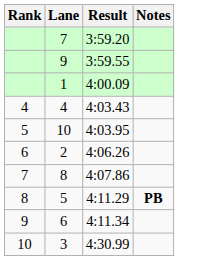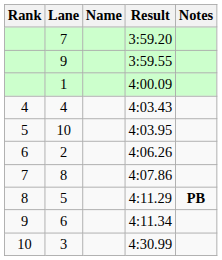+ column: (104, 15)
